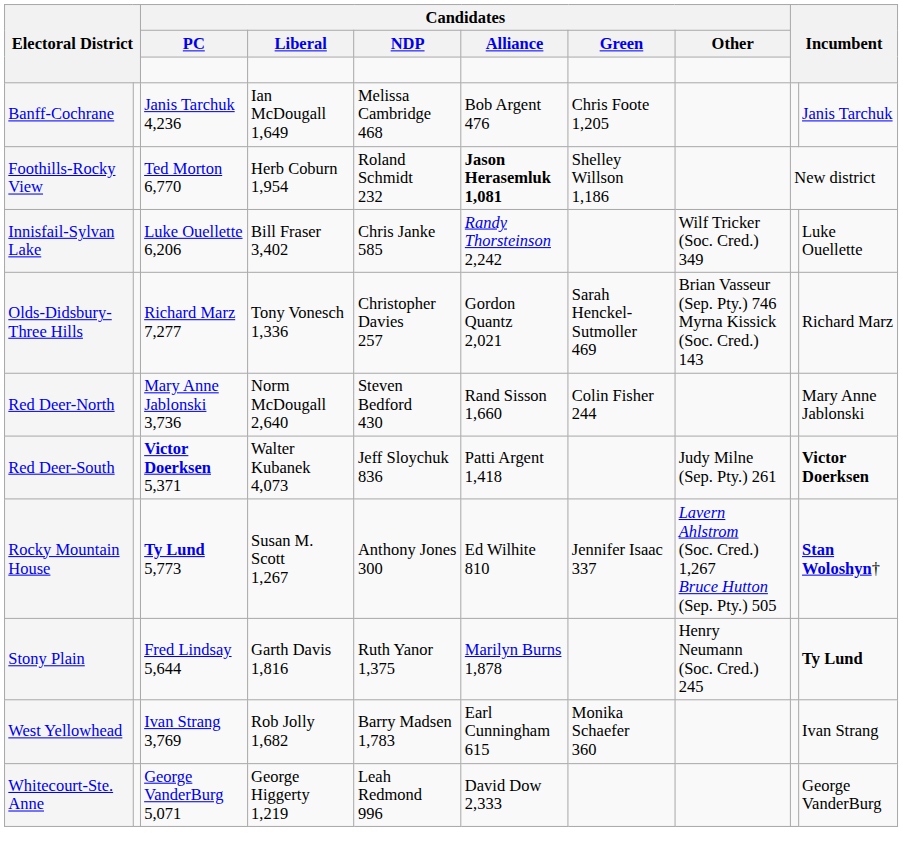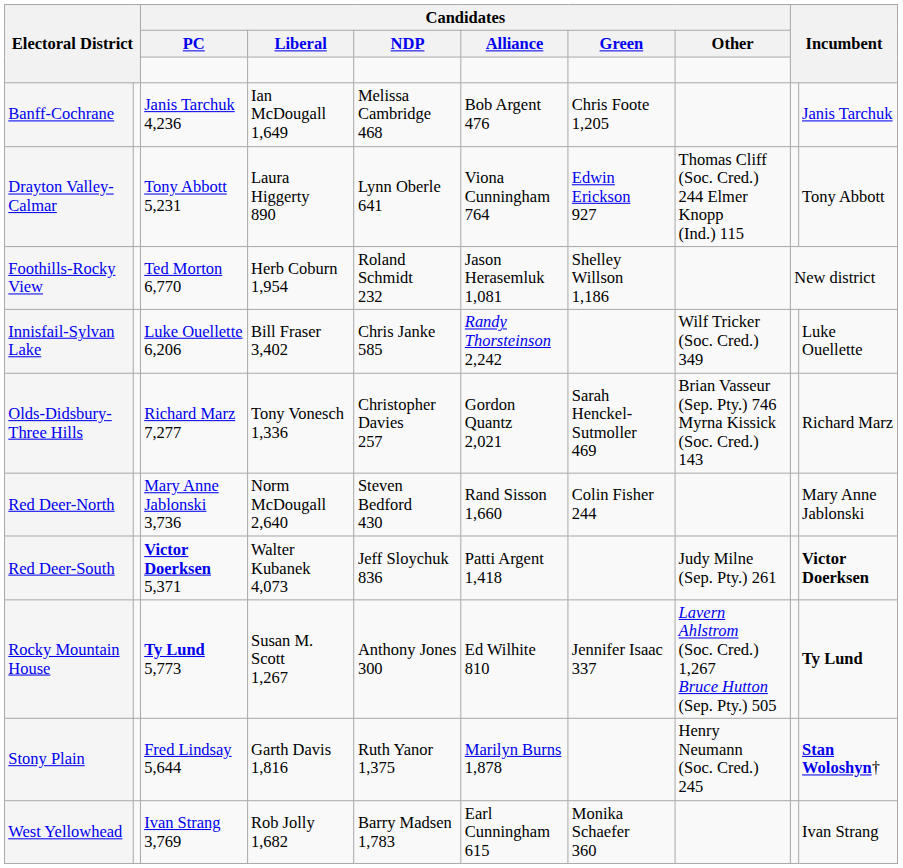+ row: (61, 196)
(508, 177) bold -> (505, 278) normal
(841, 558) Stan Woloshyn† -> (832, 659) Ty Lund
(832, 659) Ty Lund -> (841, 759) Stan Woloshyn†
- row: (61, 794)
